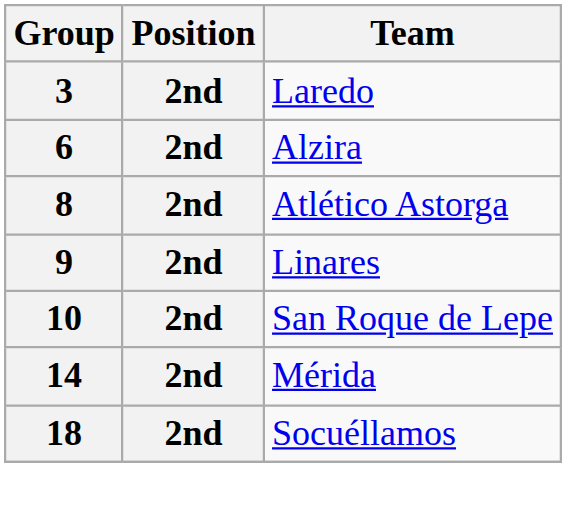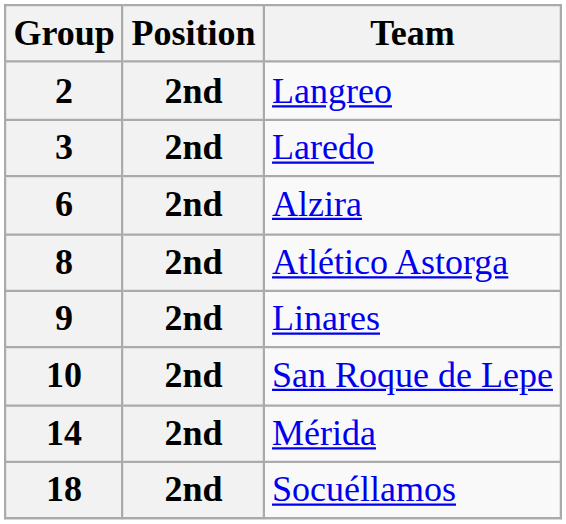+ row: (64, 90)
